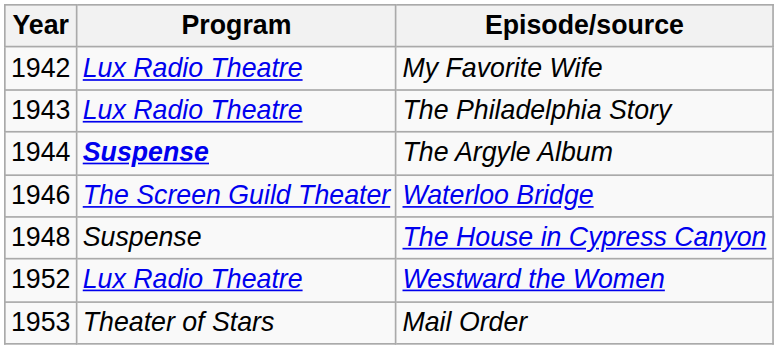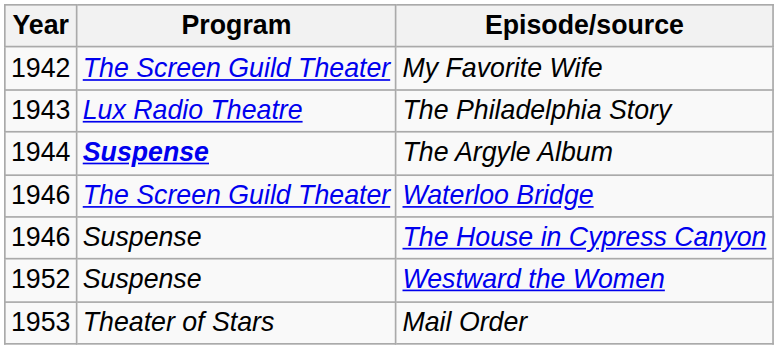(193, 68) Lux Radio Theatre -> (236, 68) The Screen Guild Theater
(41, 237) 1948 -> (41, 237) 1946
(193, 279) Lux Radio Theatre -> (142, 279) Suspense
